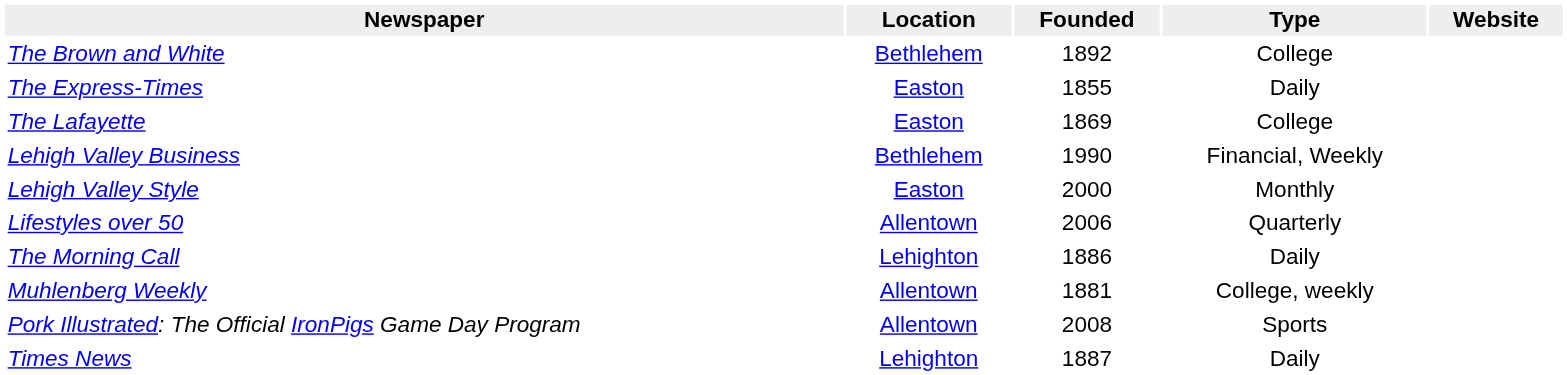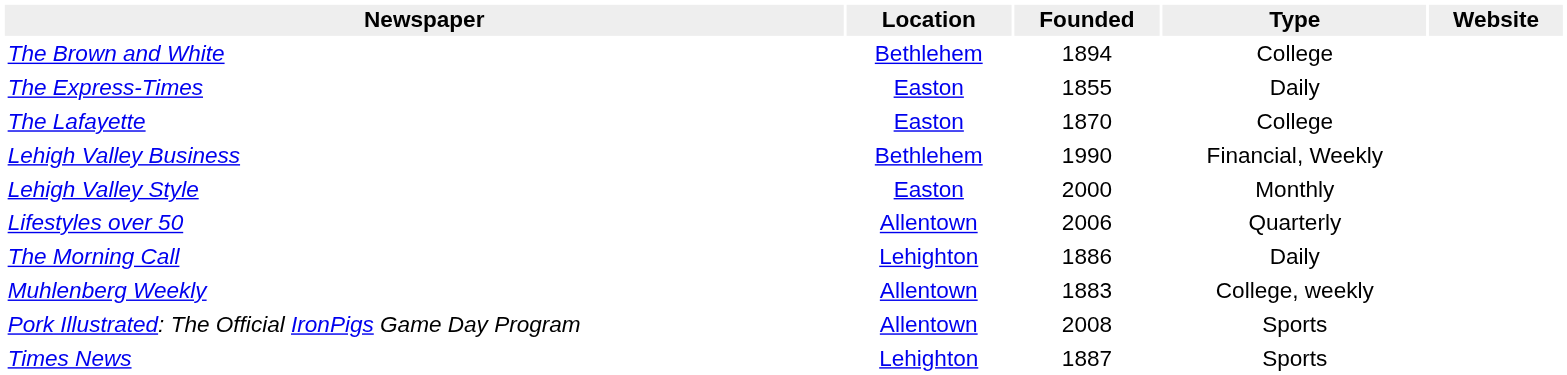(1087, 53) 1892 -> (1087, 53) 1894
(1087, 121) 1869 -> (1087, 121) 1870
(1087, 290) 1881 -> (1087, 290) 1883
(1295, 358) Daily -> (1295, 358) Sports
